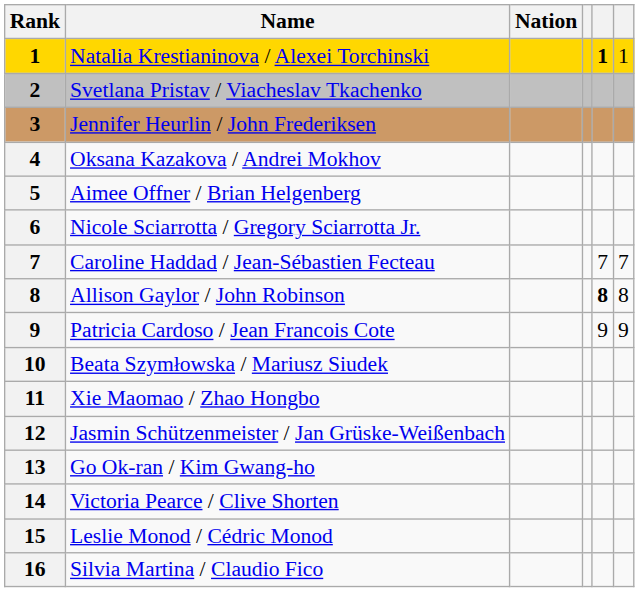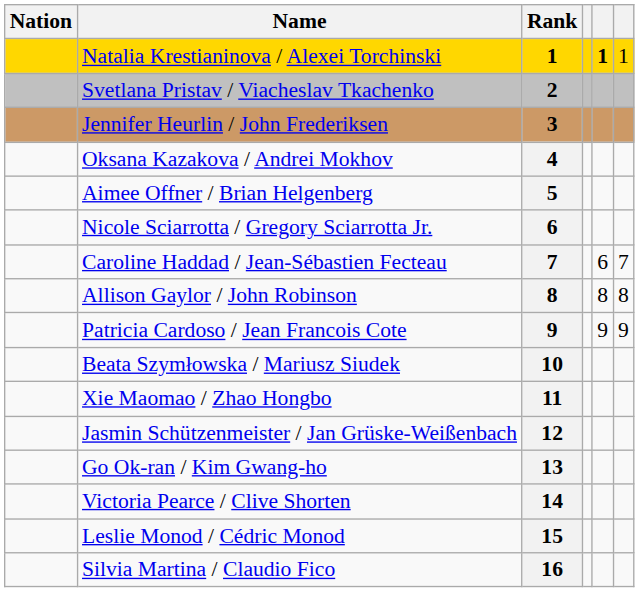columns swapped: (35, 21) <-> (546, 21)
(603, 261) 7 -> (603, 261) 6
(603, 295) bold -> (603, 295) normal
